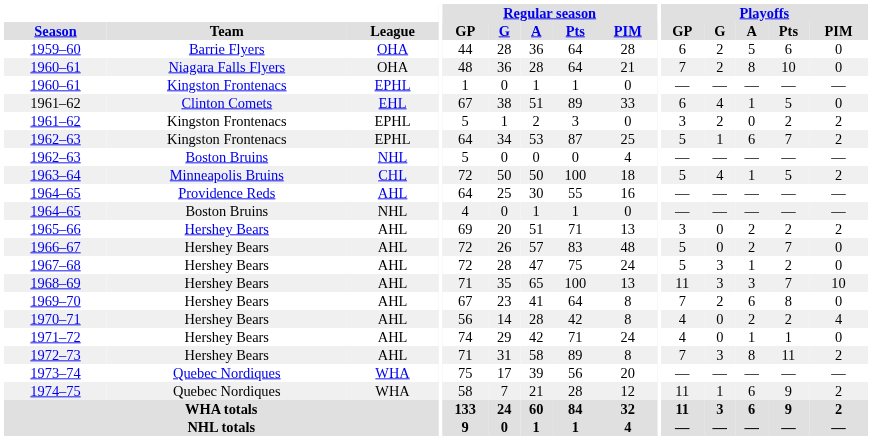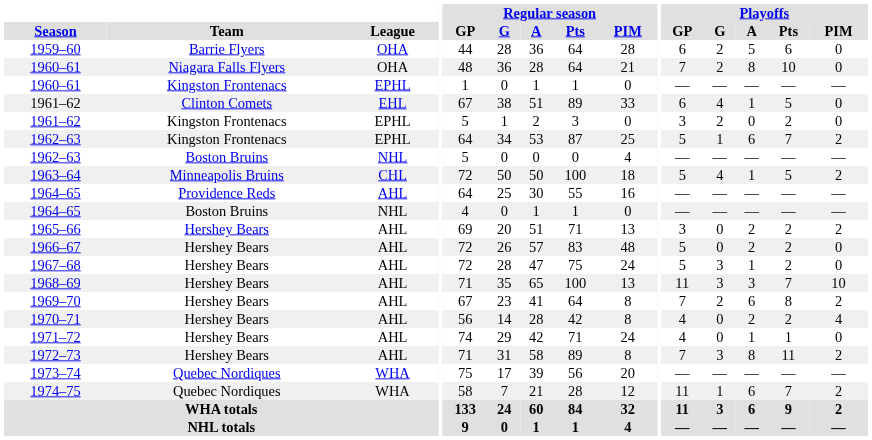(839, 121) 2 -> (839, 121) 0
(788, 247) 7 -> (788, 247) 2
(839, 301) 0 -> (839, 301) 2
(788, 391) 9 -> (788, 391) 7
